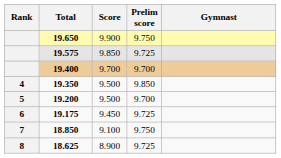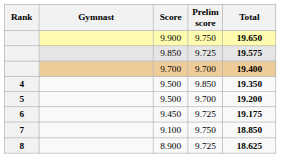columns swapped: (219, 17) <-> (66, 17)
